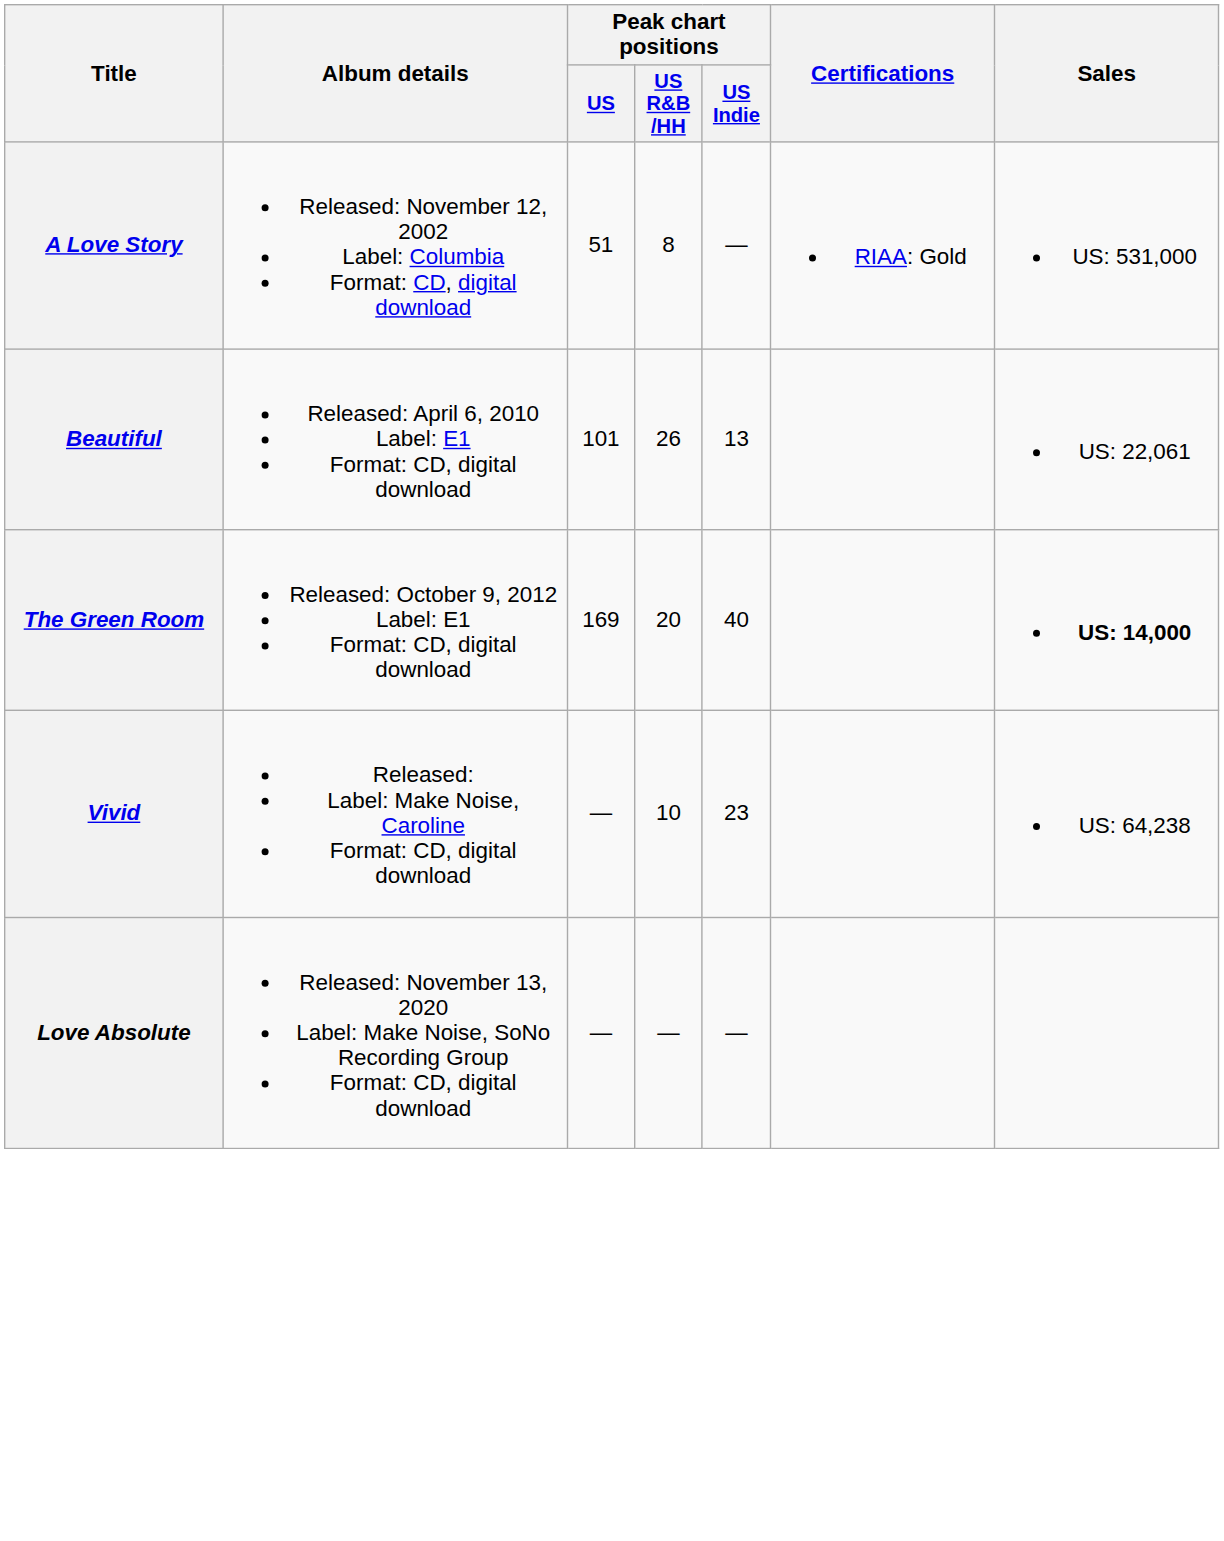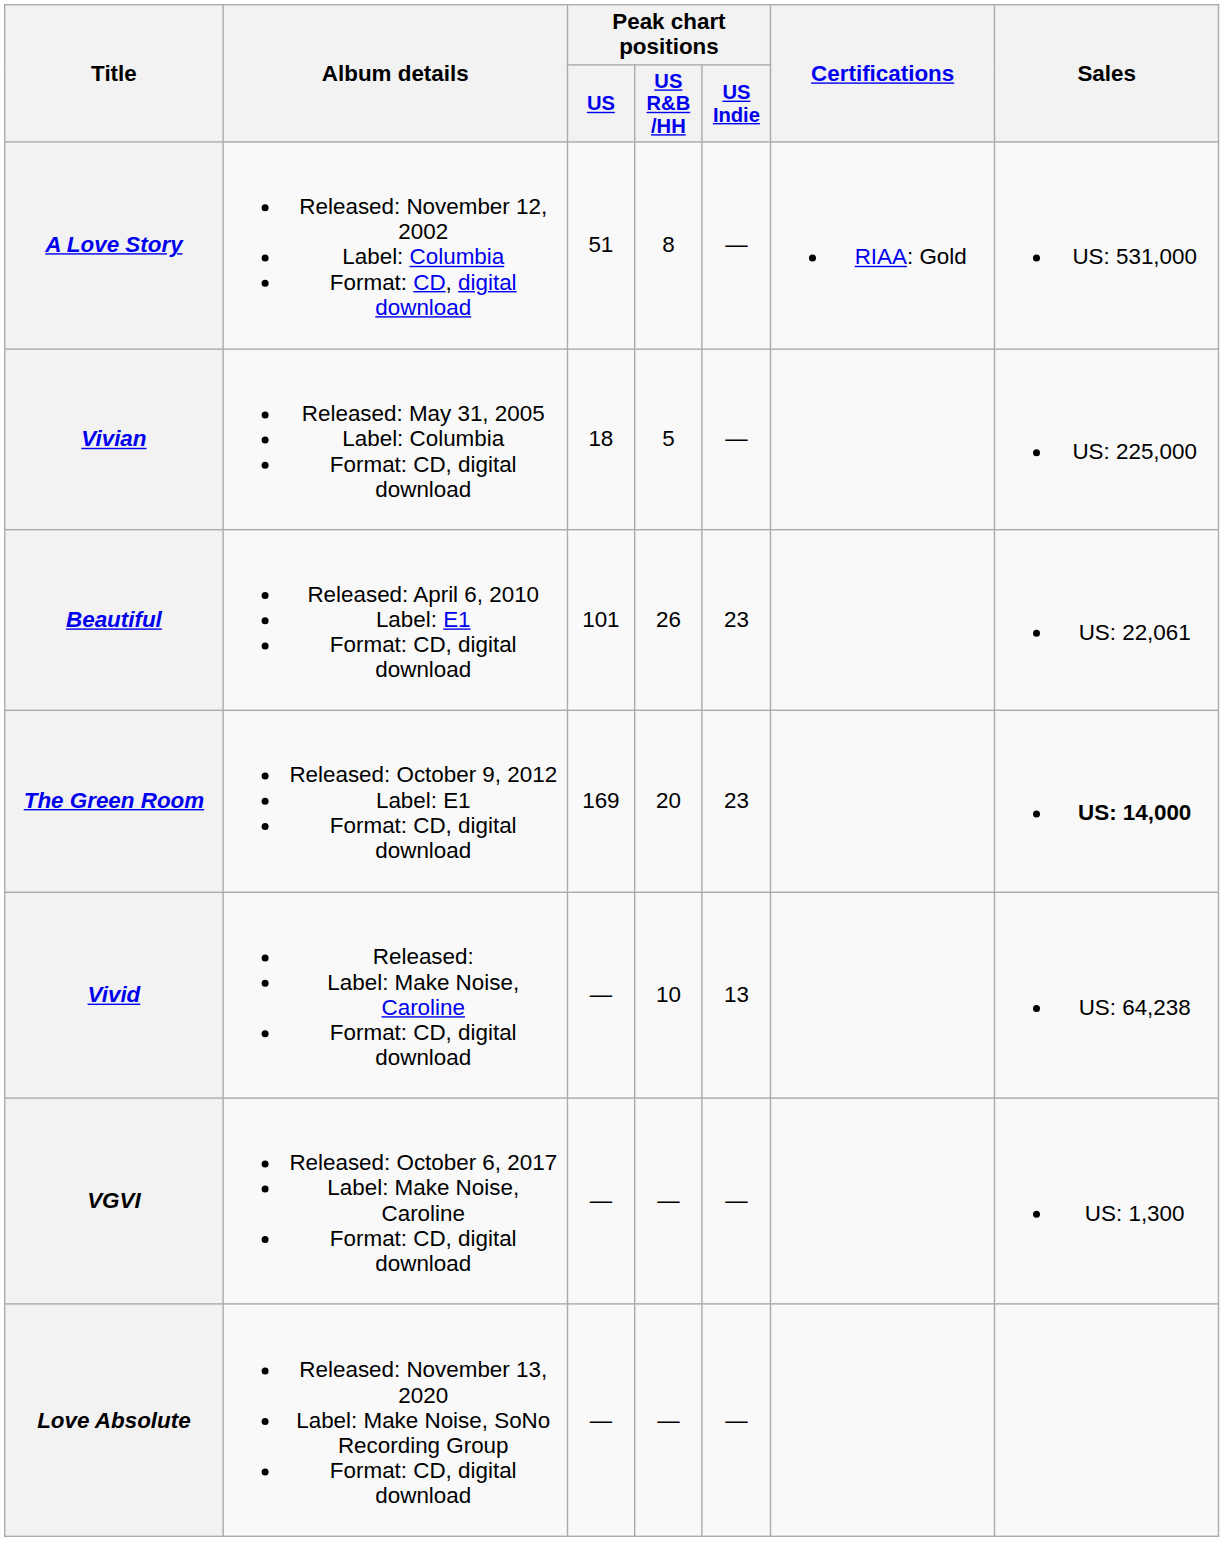+ row: (114, 438)
(736, 438) 13 -> (736, 619) 23
(736, 619) 40 -> (736, 801) 23
(736, 813) 23 -> (736, 994) 13
+ row: (114, 1201)
